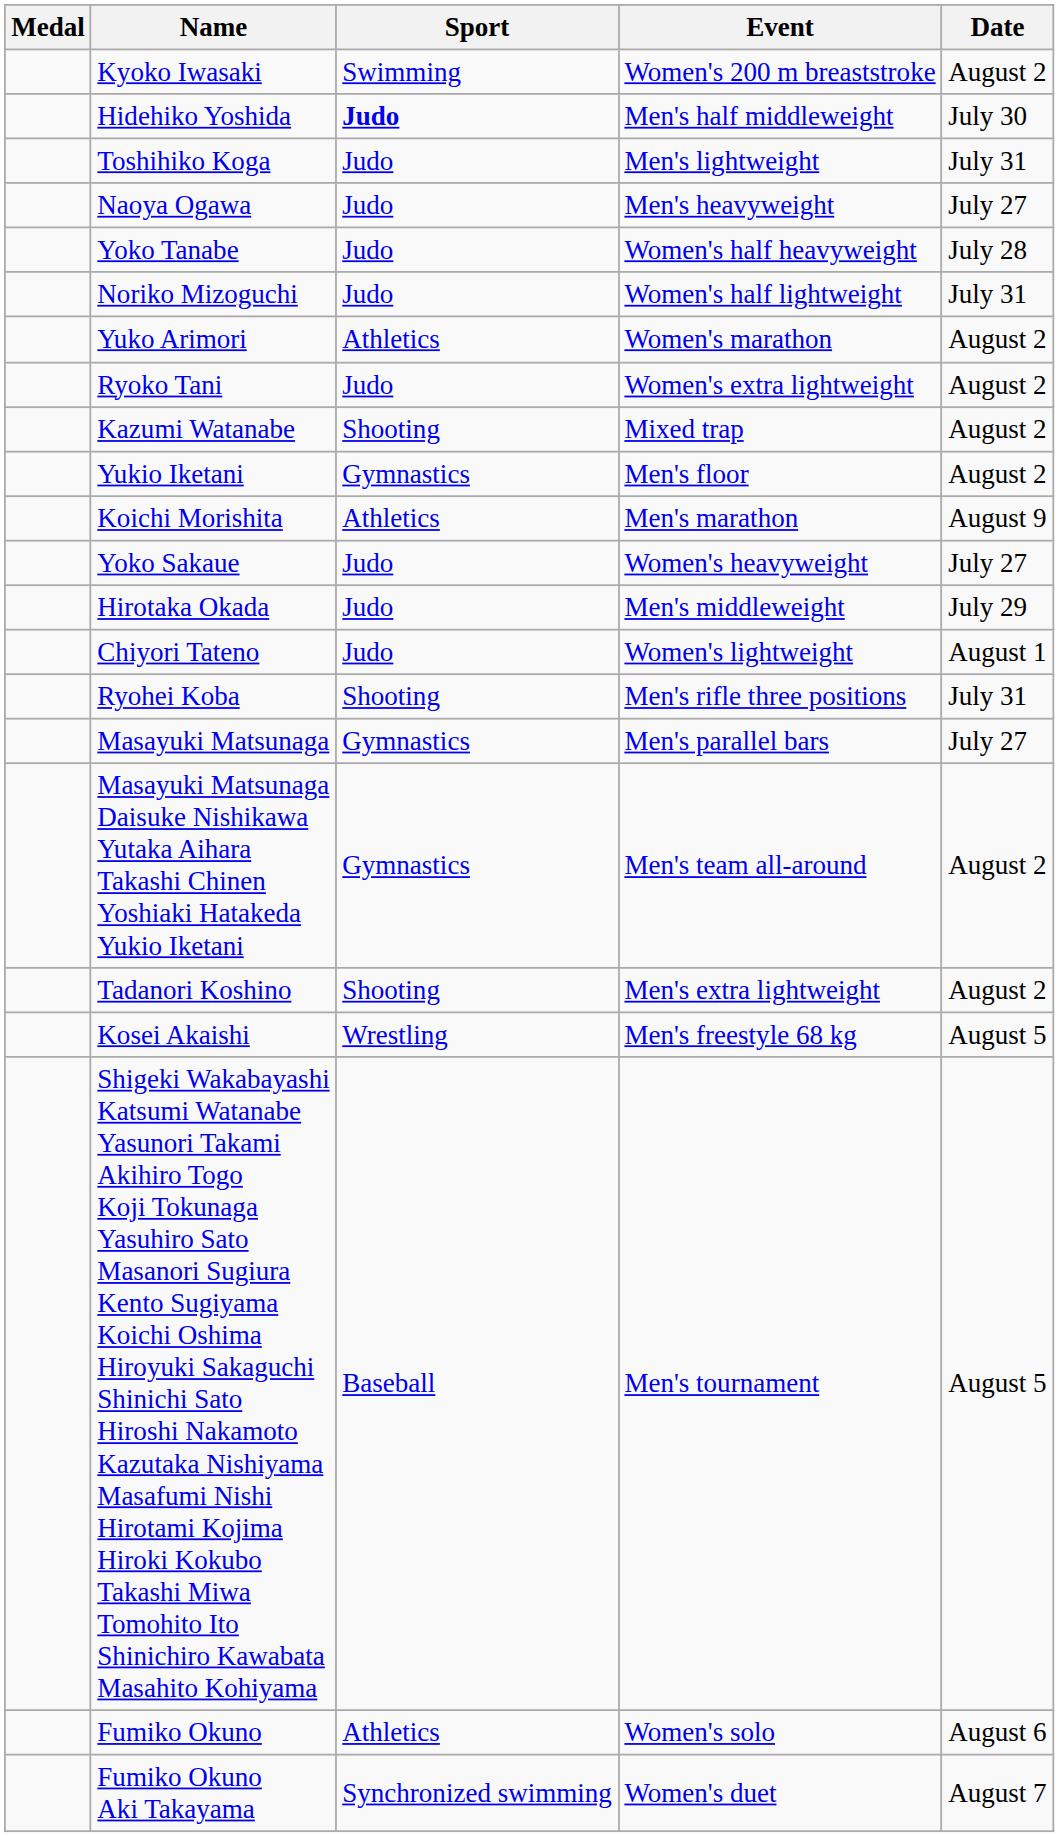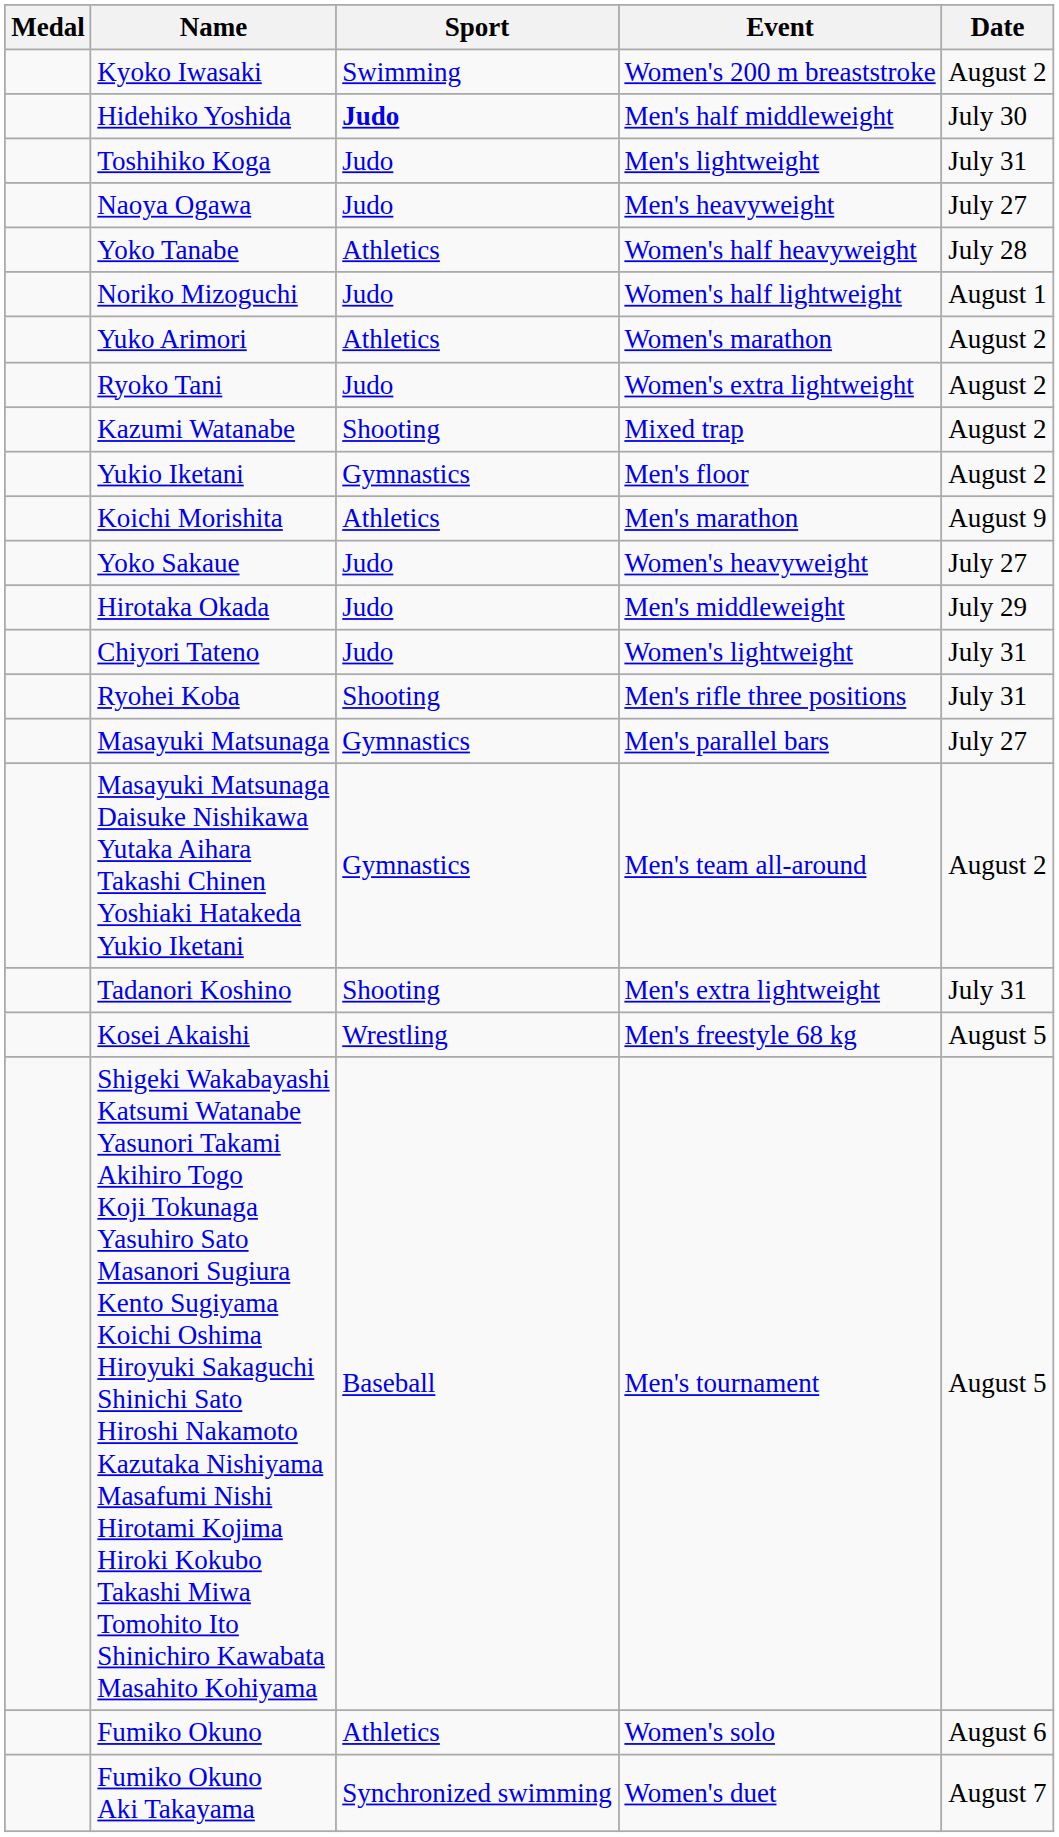(368, 250) Judo -> (391, 250) Athletics
(988, 294) July 31 -> (997, 294) August 1
(997, 651) August 1 -> (988, 651) July 31
(997, 990) August 2 -> (988, 990) July 31
